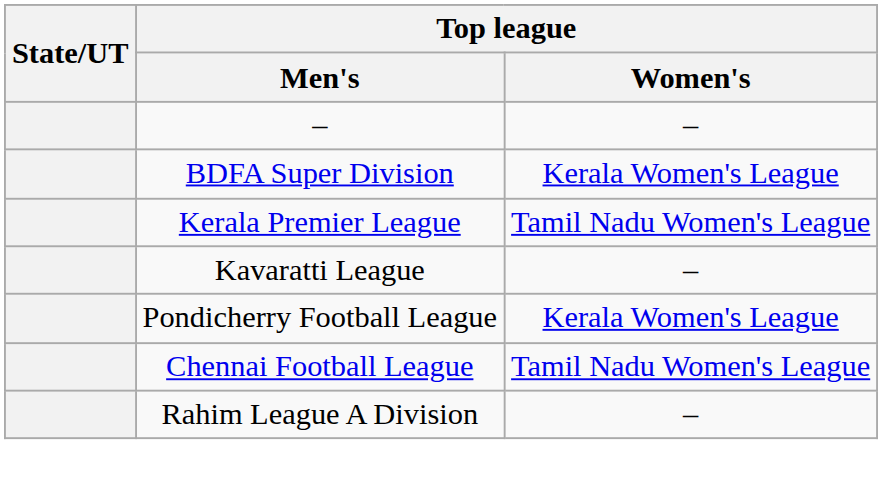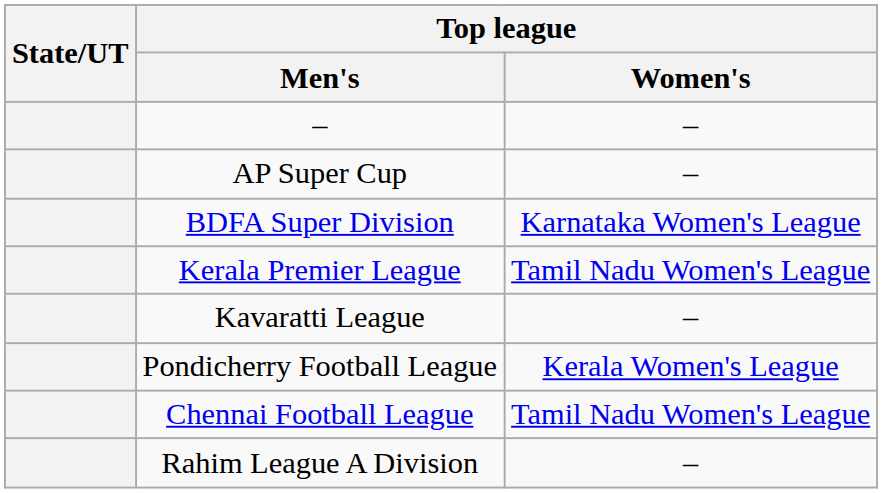+ row: (320, 173)
(691, 173) Kerala Women's League -> (691, 221) Karnataka Women's League
